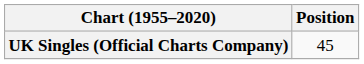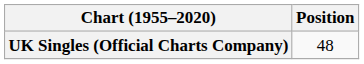(325, 44) 45 -> (325, 44) 48
